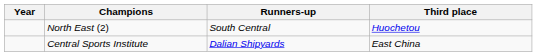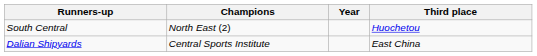columns swapped: (25, 12) <-> (288, 12)
